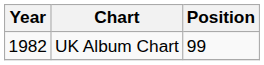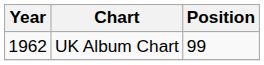(28, 45) 1982 -> (28, 45) 1962
